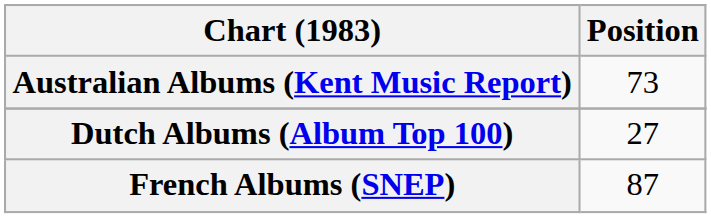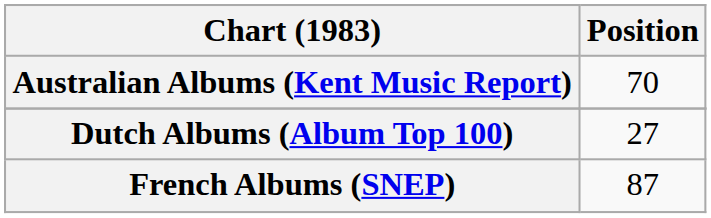(643, 81) 73 -> (643, 81) 70
